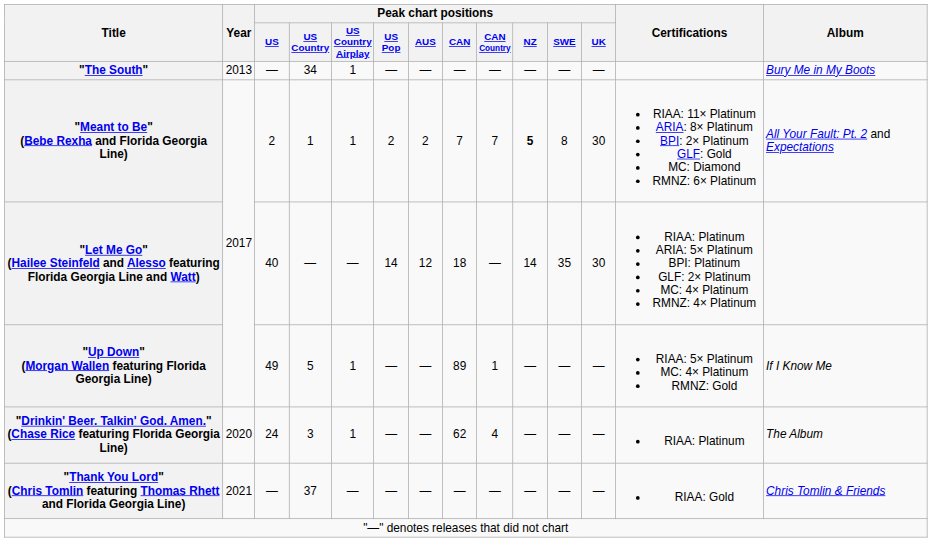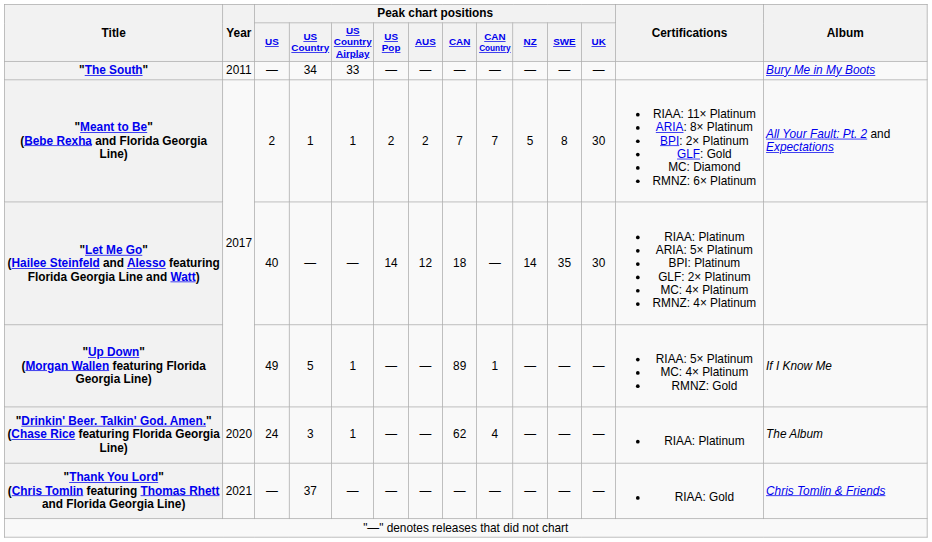(239, 70) 2013 -> (239, 70) 2011
(353, 70) 1 -> (353, 70) 33
(530, 141) bold -> (530, 141) normal
